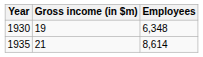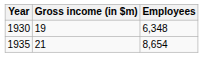(155, 44) 8,614 -> (155, 44) 8,654
